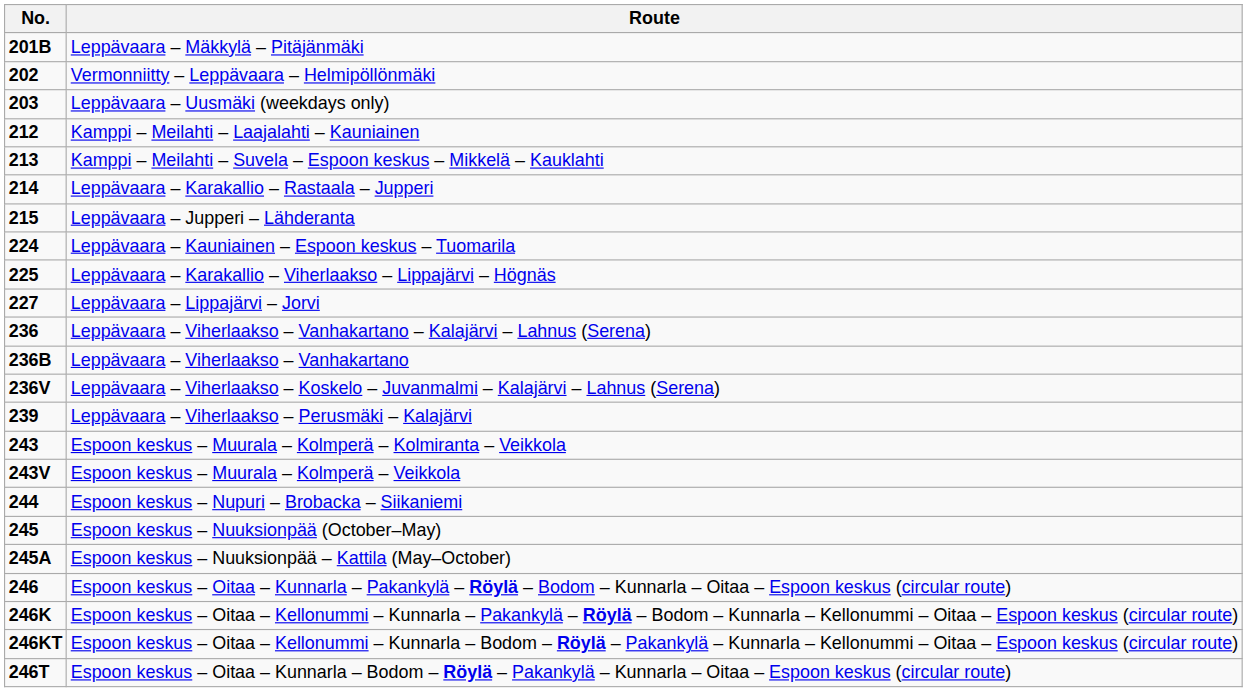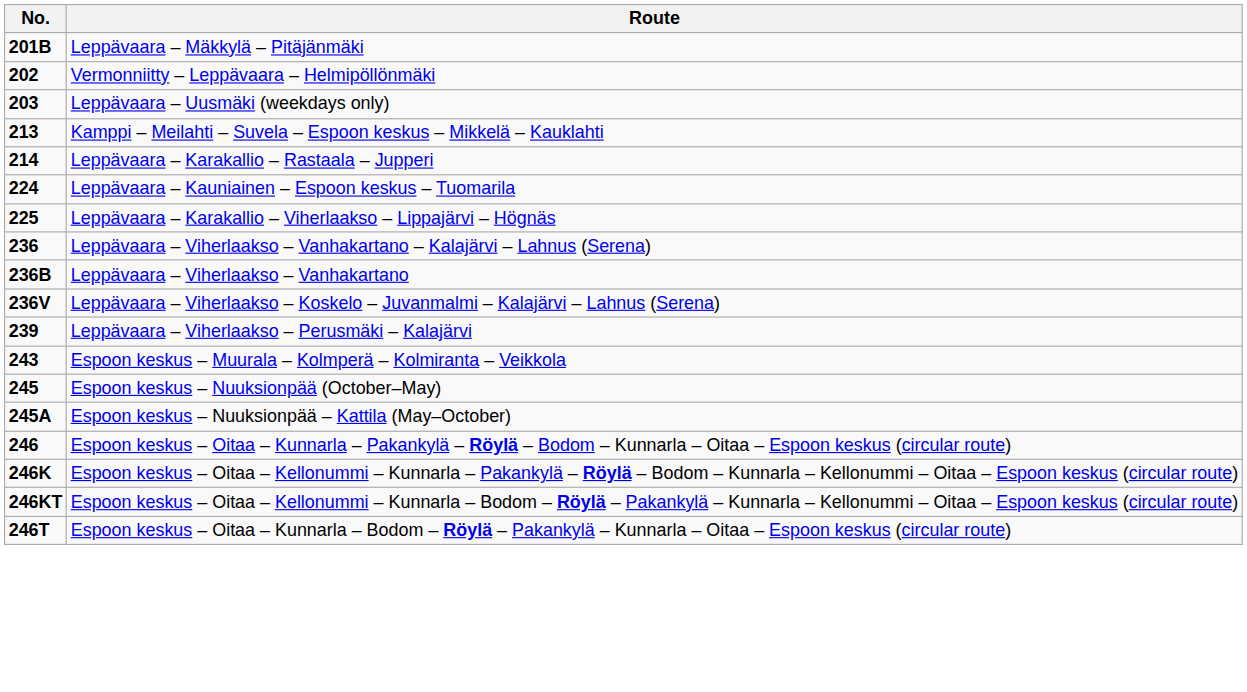- row: (245, 132)
- row: (213, 217)
- row: (195, 302)
- row: (266, 473)
- row: (267, 501)
